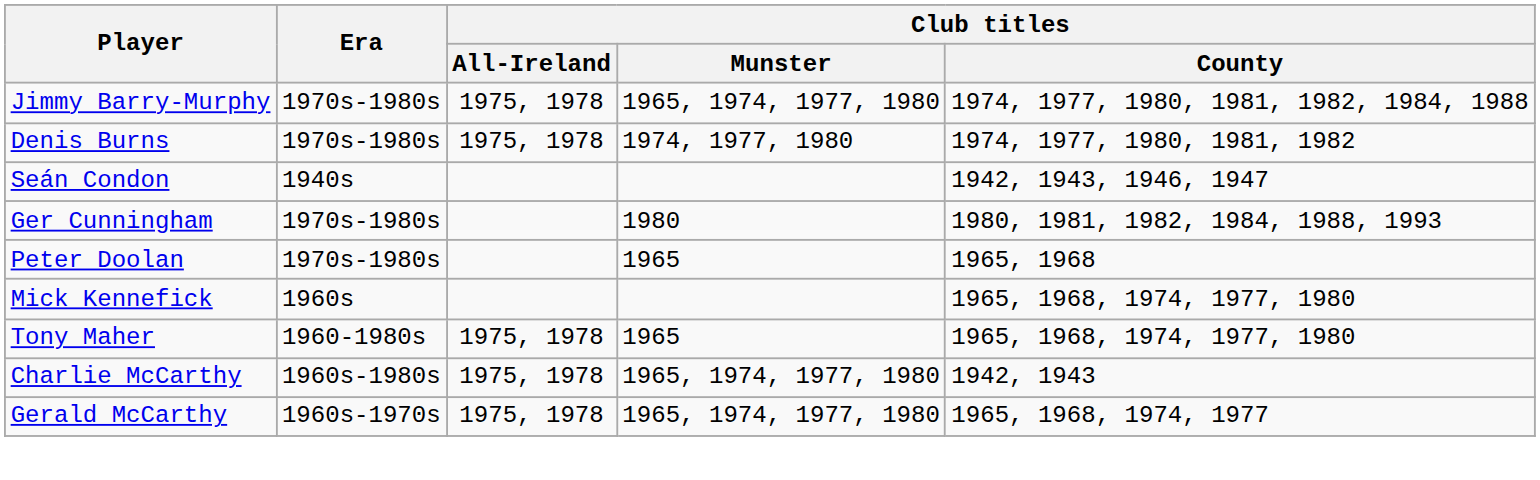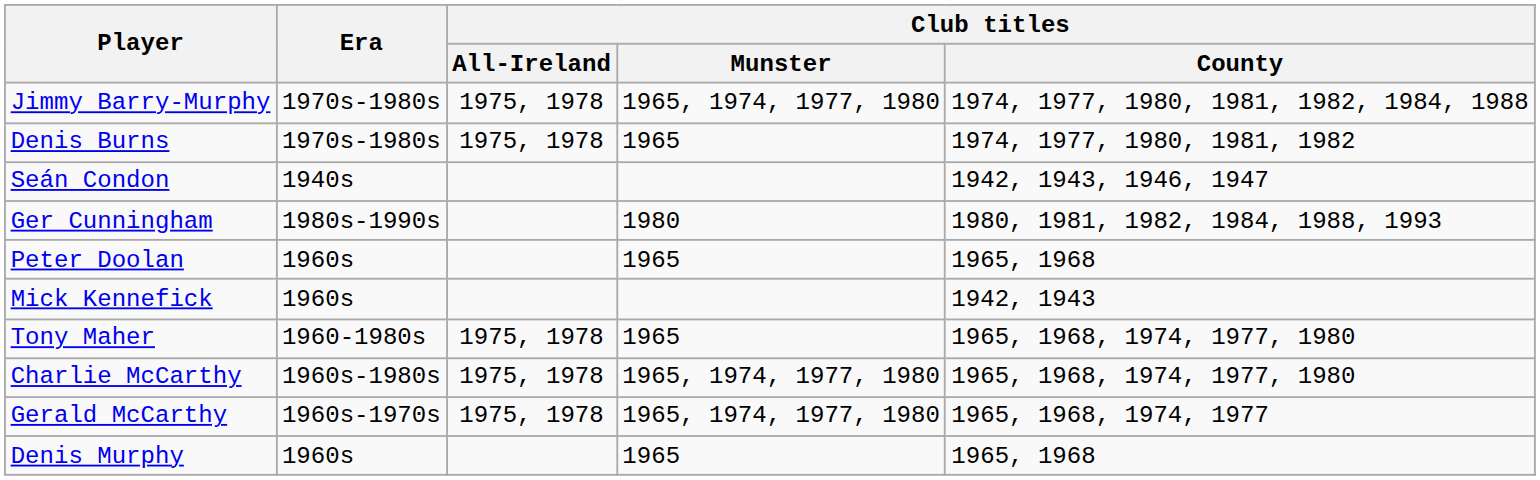(738, 142) 1974, 1977, 1980 -> (651, 142) 1965
(361, 221) 1970s-1980s -> (361, 221) 1980s-1990s
(361, 260) 1970s-1980s -> (318, 260) 1960s
(1153, 299) 1965, 1968, 1974, 1977, 1980 -> (1024, 299) 1942, 1943
(1024, 377) 1942, 1943 -> (1153, 377) 1965, 1968, 1974, 1977, 1980
+ row: (97, 456)
